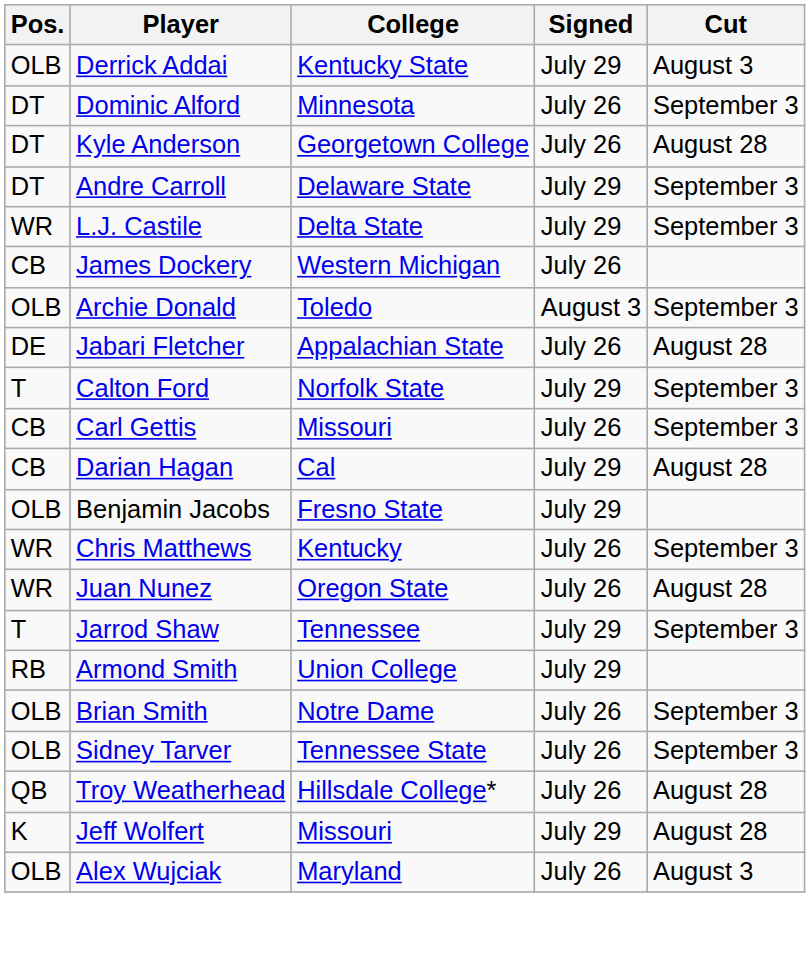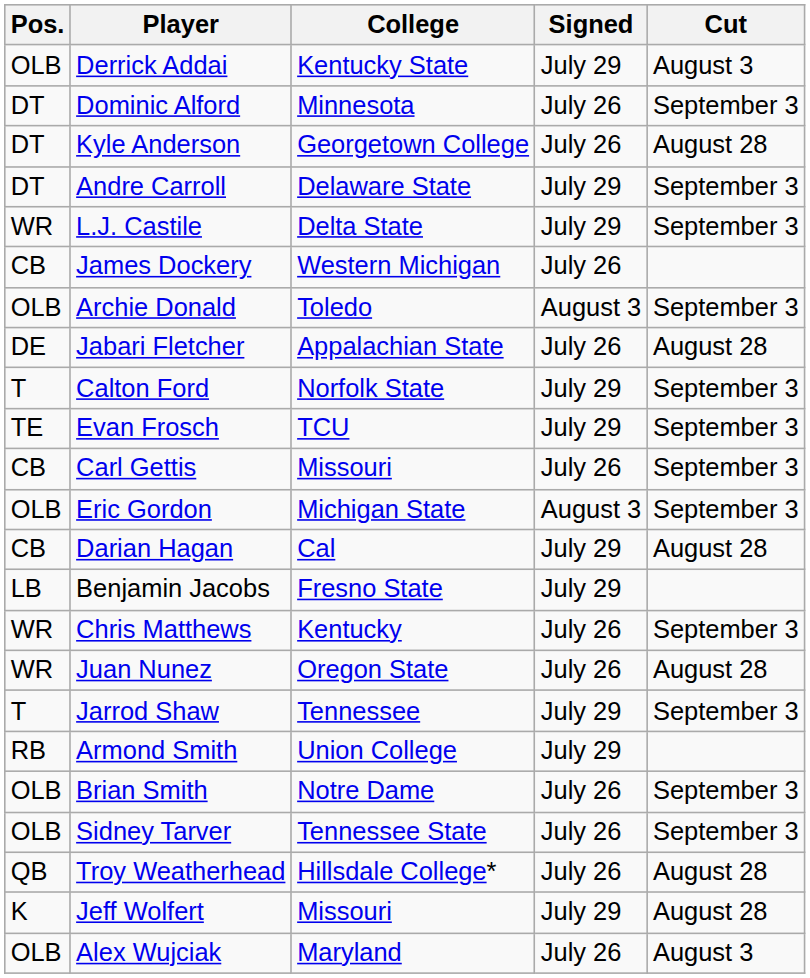+ row: (148, 428)
+ row: (144, 508)
(36, 508) OLB -> (26, 589) LB
